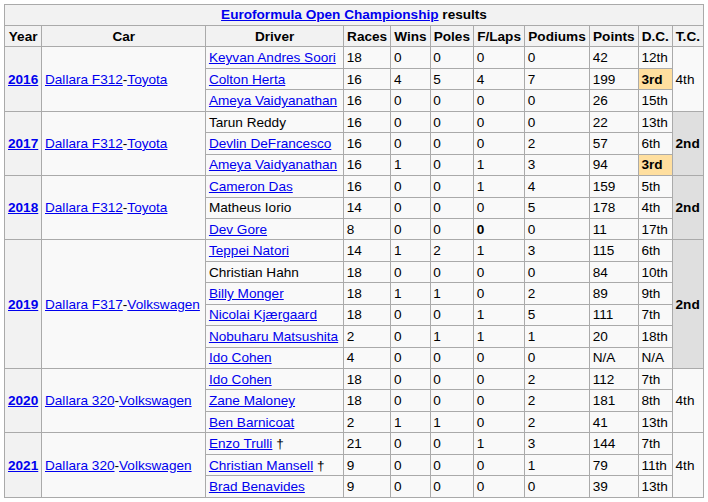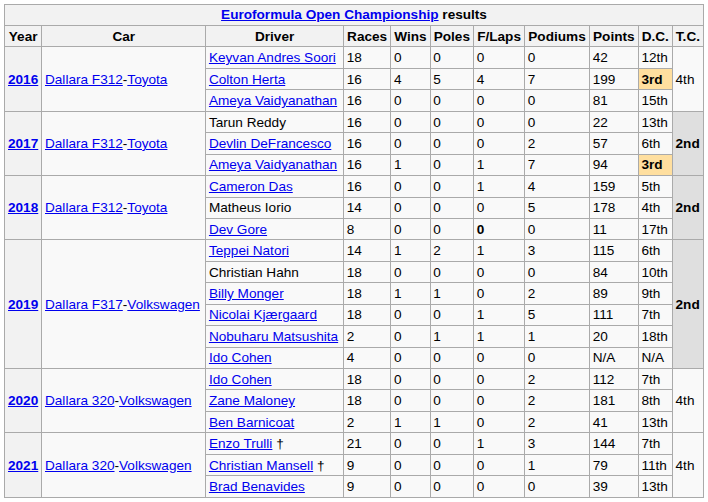(600, 101) 26 -> (600, 101) 81
(532, 165) 3 -> (532, 165) 7
